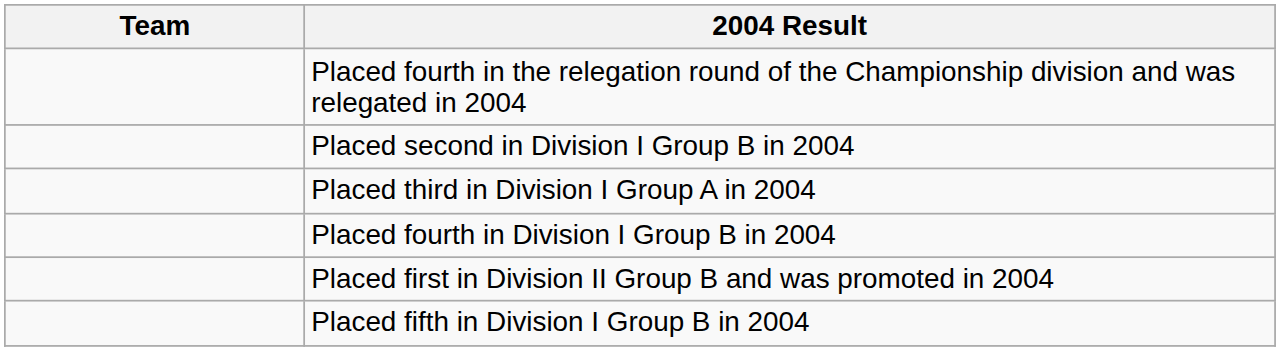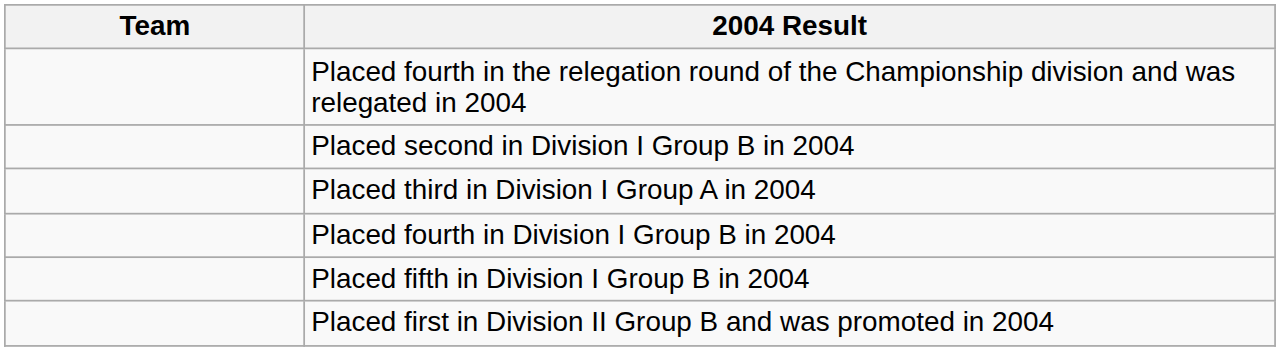rows swapped: (560, 322) <-> (683, 278)
